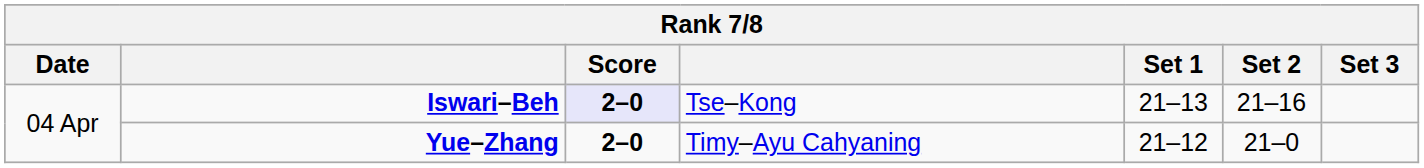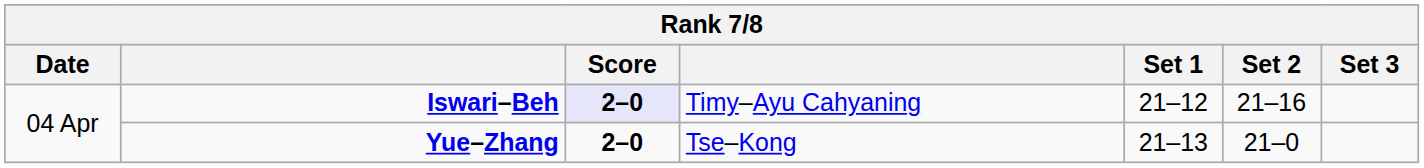(741, 104) Tse–Kong -> (803, 104) Timy–Ayu Cahyaning
(1173, 104) 21–13 -> (1173, 104) 21–12
(803, 143) Timy–Ayu Cahyaning -> (741, 143) Tse–Kong
(1173, 143) 21–12 -> (1173, 143) 21–13
